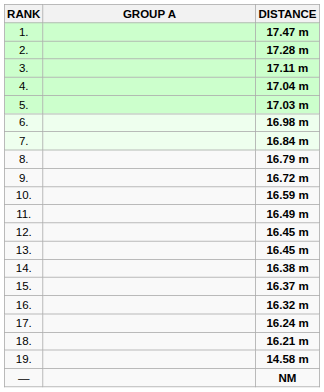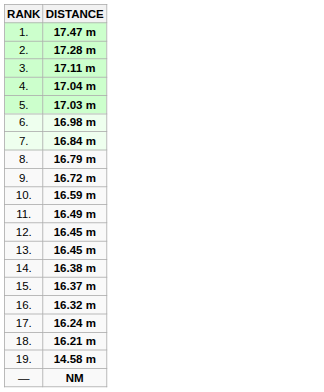- column: (149, 14)
